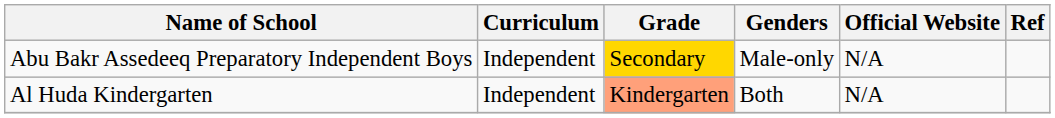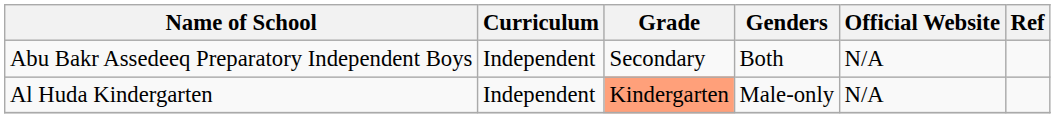(657, 58) gold background -> (657, 58) no background
(787, 58) Male-only -> (762, 58) Both
(762, 94) Both -> (787, 94) Male-only
